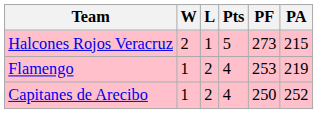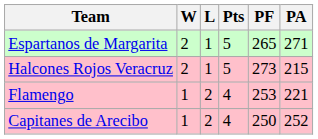+ row: (88, 43)
(296, 69) 219 -> (296, 95) 221
